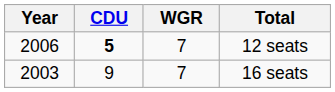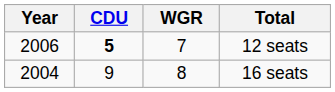(40, 73) 2003 -> (40, 73) 2004
(181, 73) 7 -> (181, 73) 8
